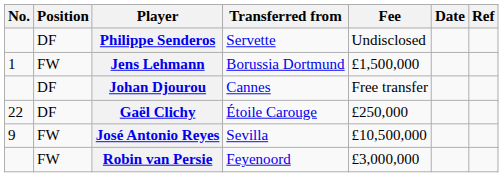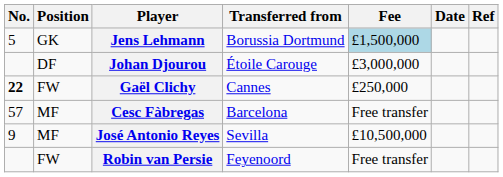- row: (158, 40)
(12, 64) 1 -> (12, 40) 5
(48, 64) FW -> (48, 40) GK
(385, 64) no background -> (385, 40) lightblue background
(249, 87) Cannes -> (272, 64) Étoile Carouge
(390, 87) Free transfer -> (385, 64) £3,000,000
(15, 111) normal -> (15, 87) bold
(47, 111) DF -> (48, 87) FW
(272, 111) Étoile Carouge -> (249, 87) Cannes
+ row: (158, 111)
(48, 135) FW -> (48, 135) MF
(385, 159) £3,000,000 -> (390, 159) Free transfer
